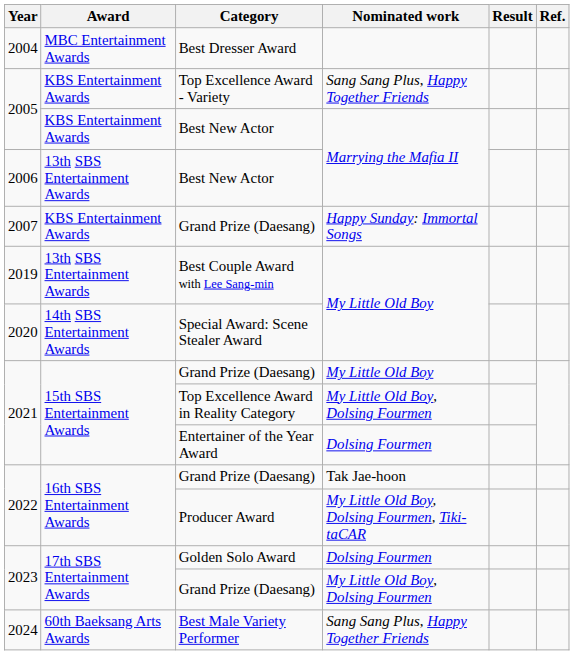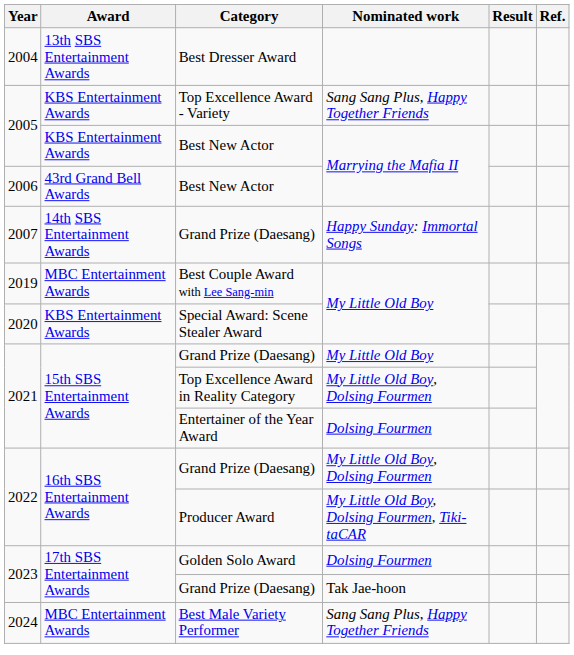(105, 48) MBC Entertainment Awards -> (87, 56) 13th SBS Entertainment Awards
(87, 177) 13th SBS Entertainment Awards -> (93, 186) 43rd Grand Bell Awards
(103, 226) KBS Entertainment Awards -> (87, 234) 14th SBS Entertainment Awards
(87, 275) 13th SBS Entertainment Awards -> (105, 283) MBC Entertainment Awards
(87, 332) 14th SBS Entertainment Awards -> (103, 323) KBS Entertainment Awards
(366, 476) Tak Jae-hoon -> (382, 468) My Little Old Boy, Dolsing Fourmen
(382, 589) My Little Old Boy, Dolsing Fourmen -> (366, 588) Tak Jae-hoon
(103, 629) 60th Baeksang Arts Awards -> (105, 622) MBC Entertainment Awards
